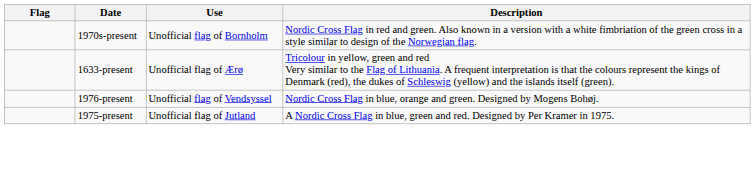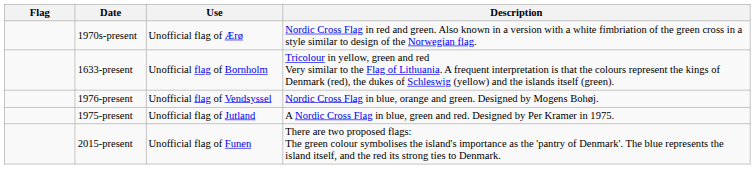(208, 35) Unofficial flag of Bornholm -> (196, 35) Unofficial flag of Ærø
(196, 70) Unofficial flag of Ærø -> (208, 70) Unofficial flag of Bornholm
+ row: (105, 144)
